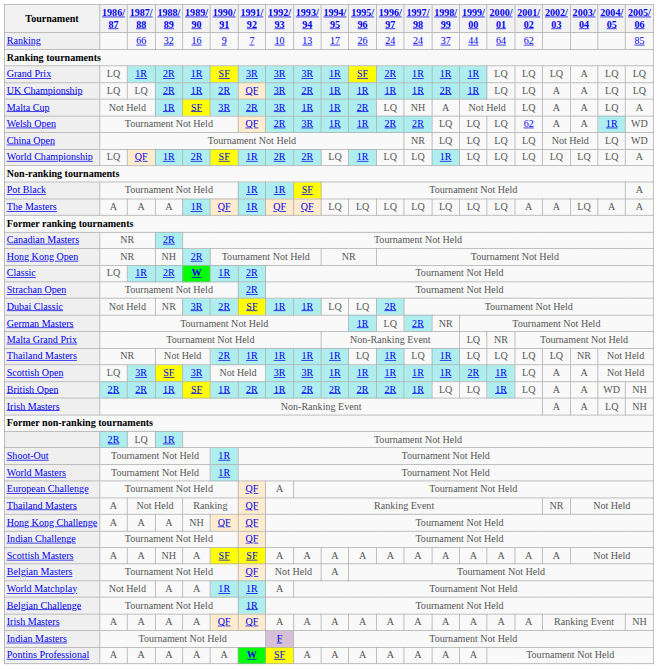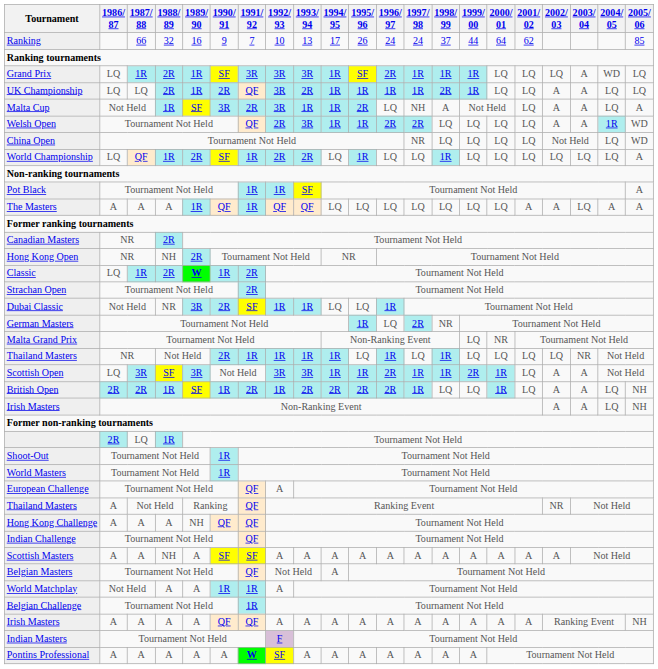(612, 74) LQ -> (612, 74) WD
(529, 123) 62 -> (529, 123) LQ
(390, 306) 2R -> (390, 306) 1R
(390, 372) 1R -> (390, 372) 2R
(612, 389) WD -> (612, 389) LQ
